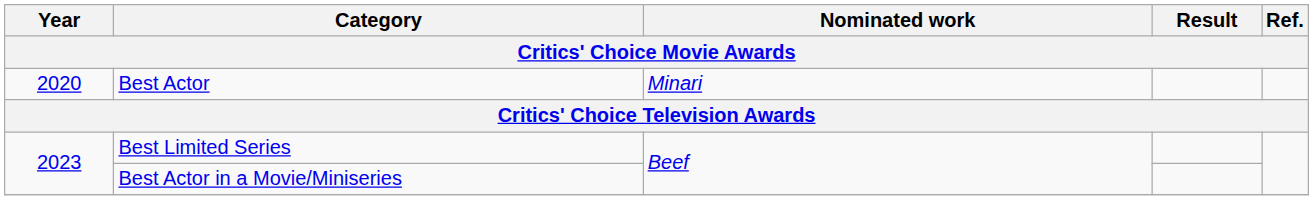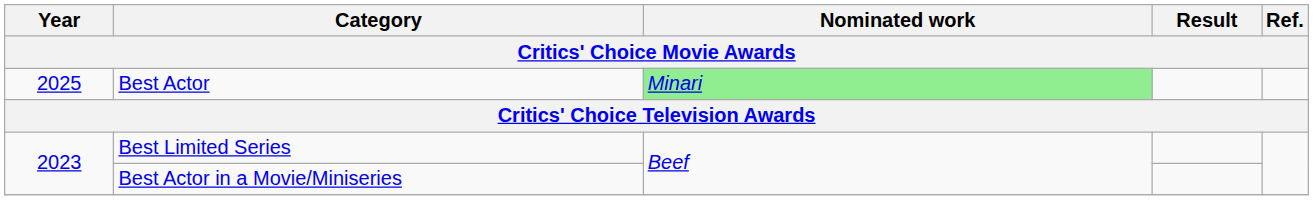(59, 83) 2020 -> (59, 83) 2025
(675, 83) no background -> (675, 83) lightgreen background
